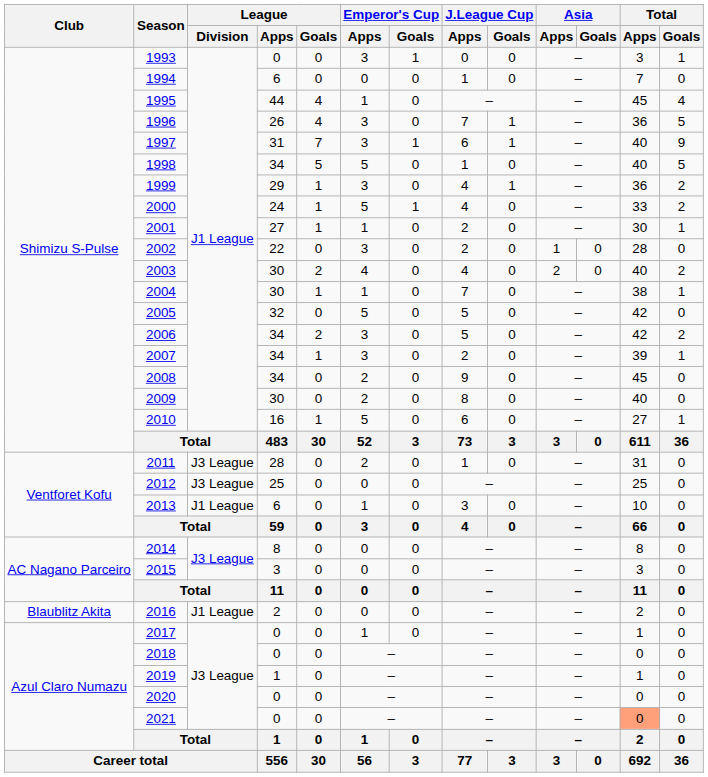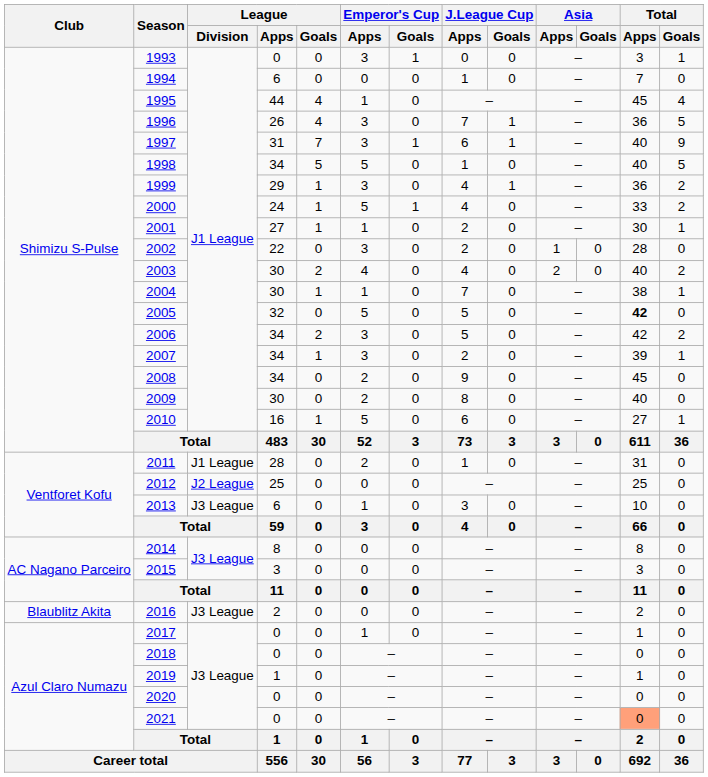(640, 313) normal -> (640, 313) bold
(222, 462) J3 League -> (222, 462) J1 League
(222, 484) J3 League -> (222, 484) J2 League
(222, 505) J1 League -> (222, 505) J3 League
(222, 611) J1 League -> (222, 611) J3 League
